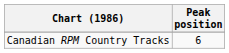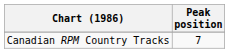(198, 40) 6 -> (198, 40) 7
